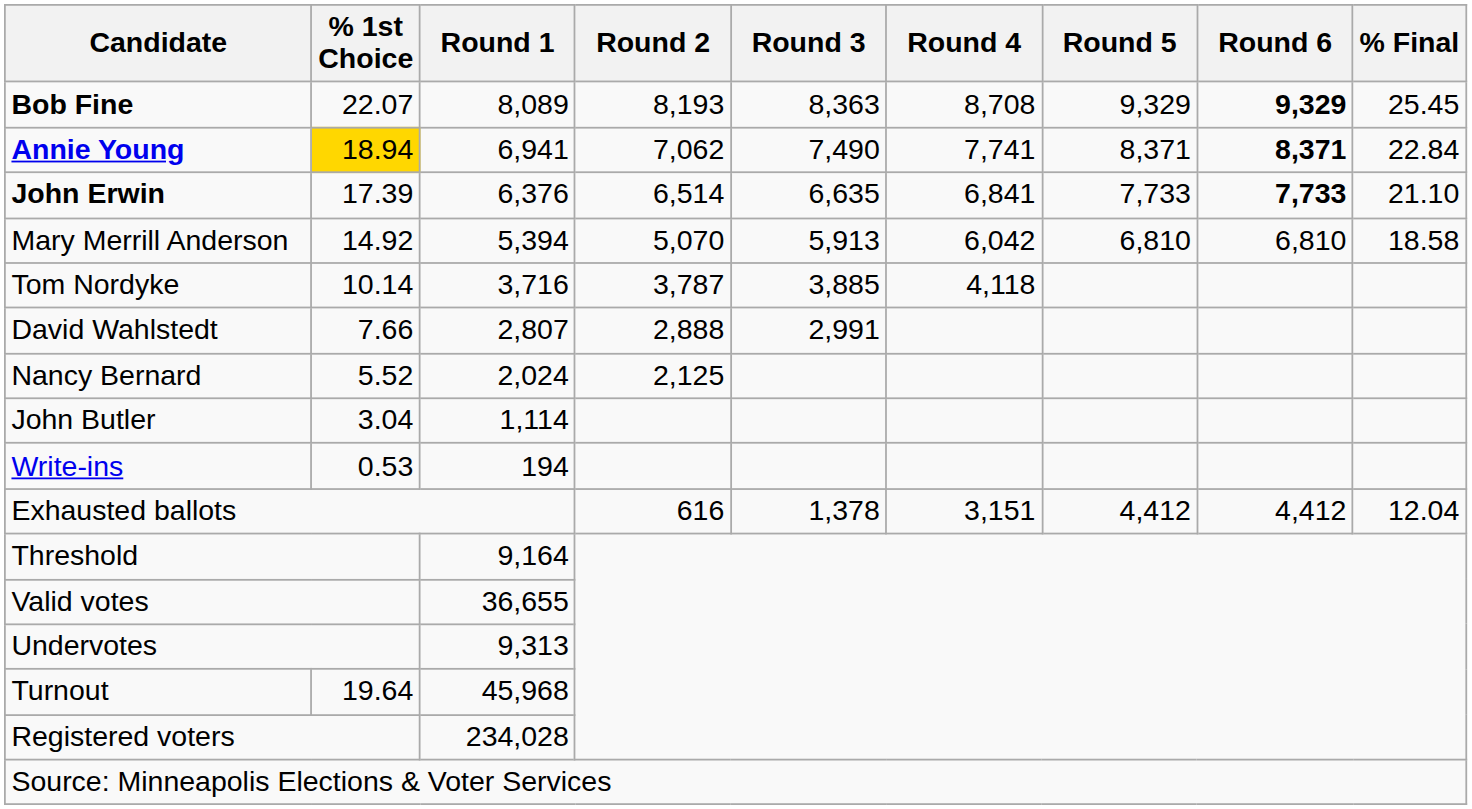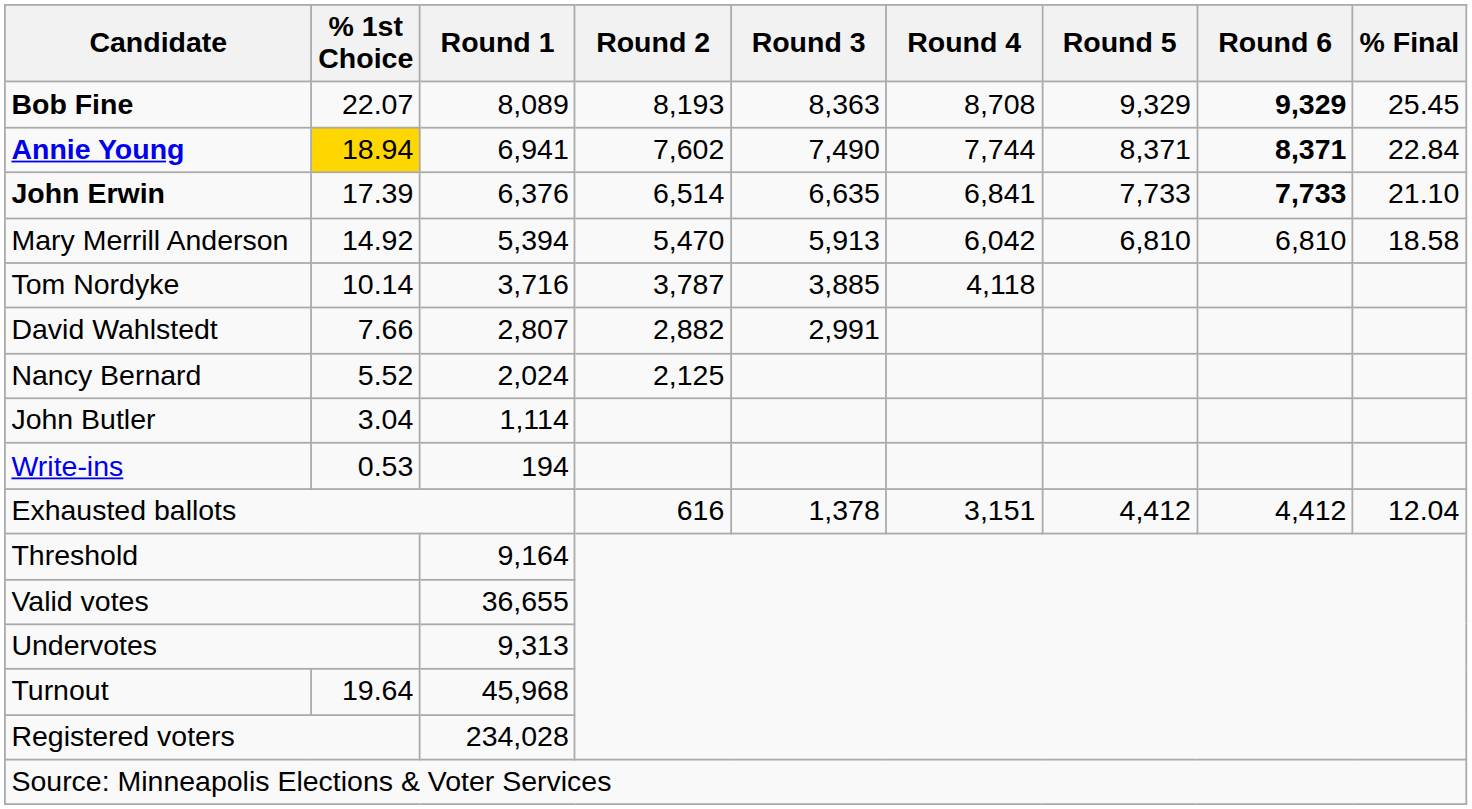(689, 149) 7,062 -> (689, 149) 7,602
(1000, 149) 7,741 -> (1000, 149) 7,744
(689, 239) 5,070 -> (689, 239) 5,470
(689, 330) 2,888 -> (689, 330) 2,882
